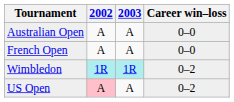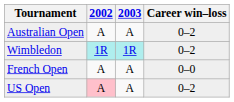(187, 32) 0–0 -> (187, 32) 0–2
rows swapped: (37, 50) <-> (34, 69)
